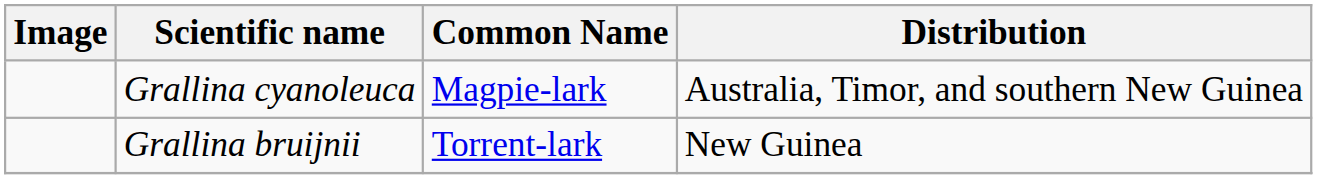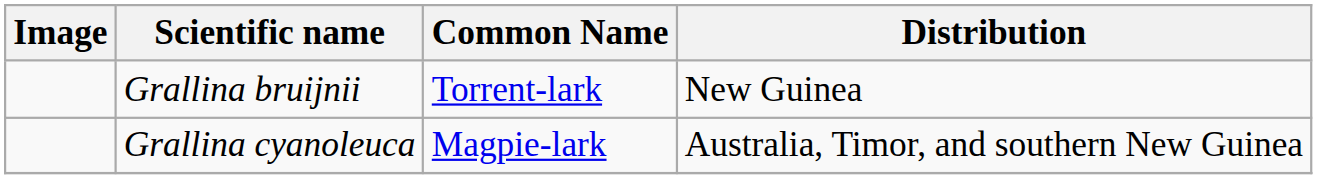rows swapped: (270, 88) <-> (242, 144)
